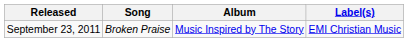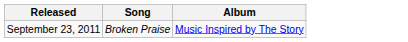- column: (355, 12)
